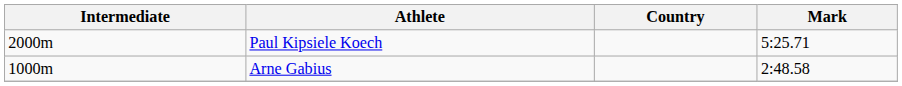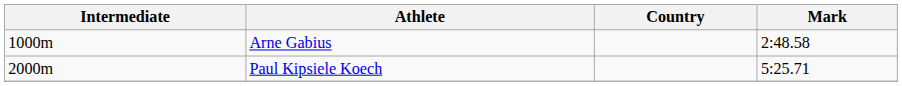rows swapped: (290, 68) <-> (316, 42)
